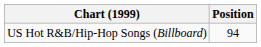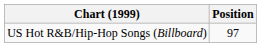(233, 33) 94 -> (233, 33) 97
